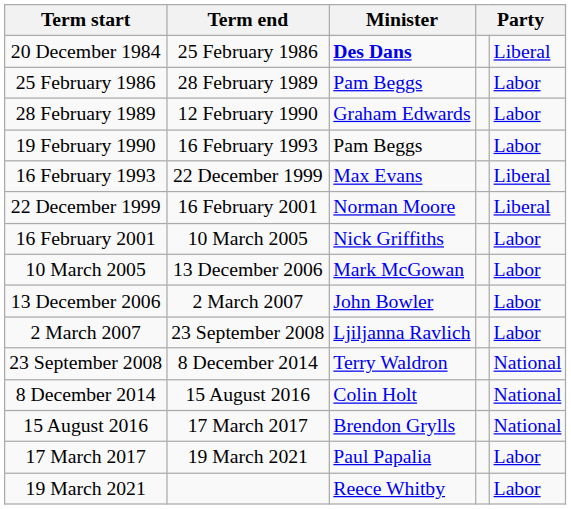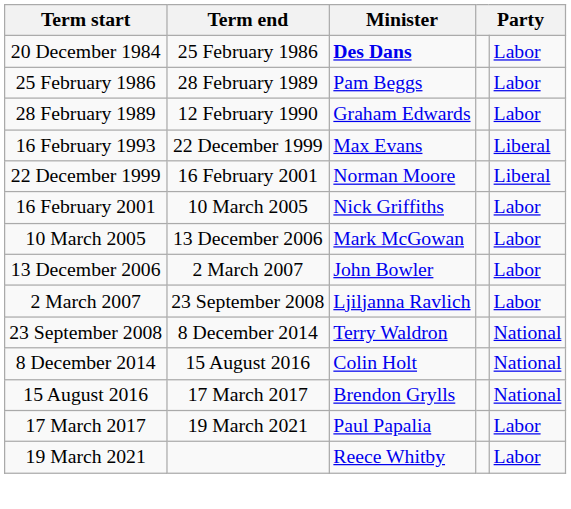(522, 51) Liberal -> (517, 51) Labor
- row: (86, 144)
